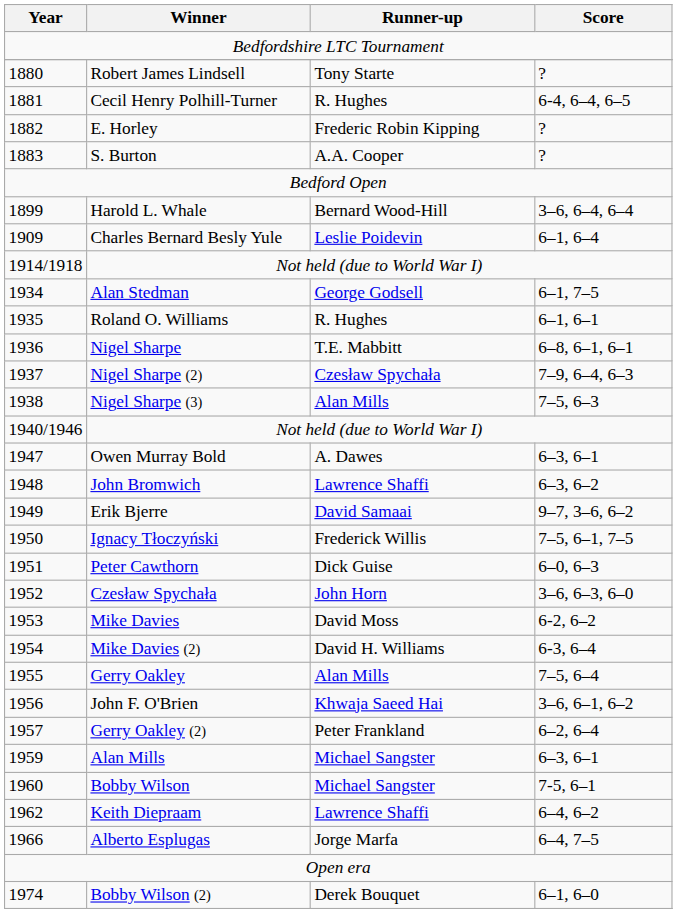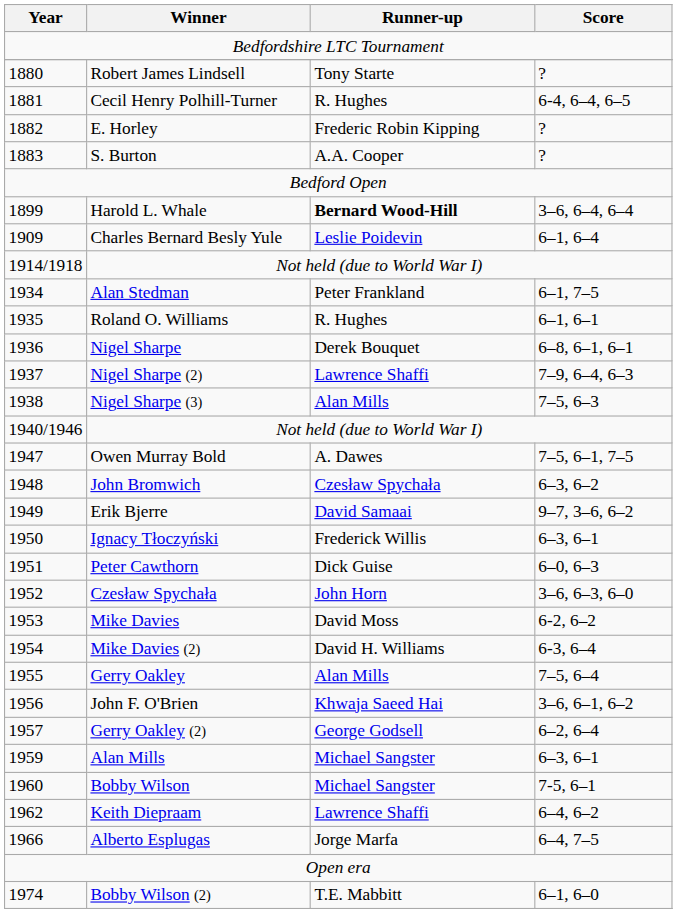(381, 210) normal -> (386, 210) bold
(369, 292) George Godsell -> (369, 292) Peter Frankland
(358, 347) T.E. Mabbitt -> (367, 347) Derek Bouquet
(377, 374) Czesław Spychała -> (372, 374) Lawrence Shaffi
(569, 456) 6–3, 6–1 -> (586, 456) 7–5, 6–1, 7–5
(372, 484) Lawrence Shaffi -> (377, 484) Czesław Spychała
(586, 538) 7–5, 6–1, 7–5 -> (569, 538) 6–3, 6–1
(369, 730) Peter Frankland -> (369, 730) George Godsell
(367, 895) Derek Bouquet -> (358, 895) T.E. Mabbitt
